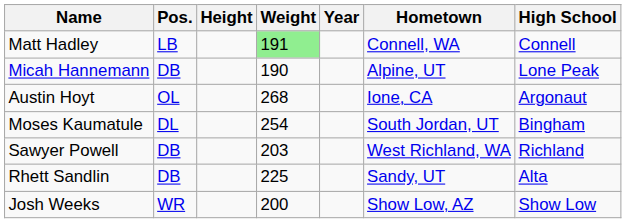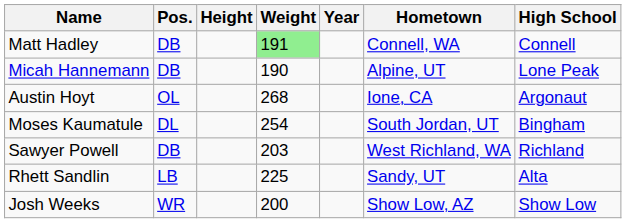(167, 44) LB -> (169, 44) DB
(169, 177) DB -> (167, 177) LB
